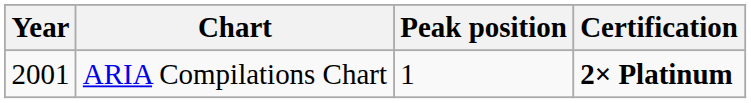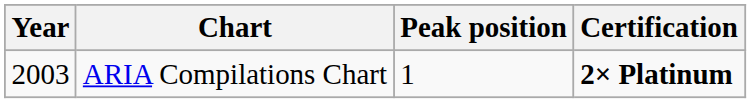(41, 73) 2001 -> (41, 73) 2003
